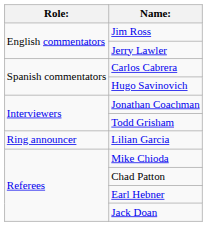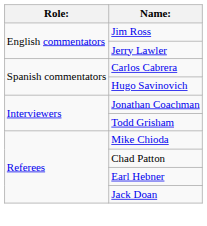- row: (140, 140)
